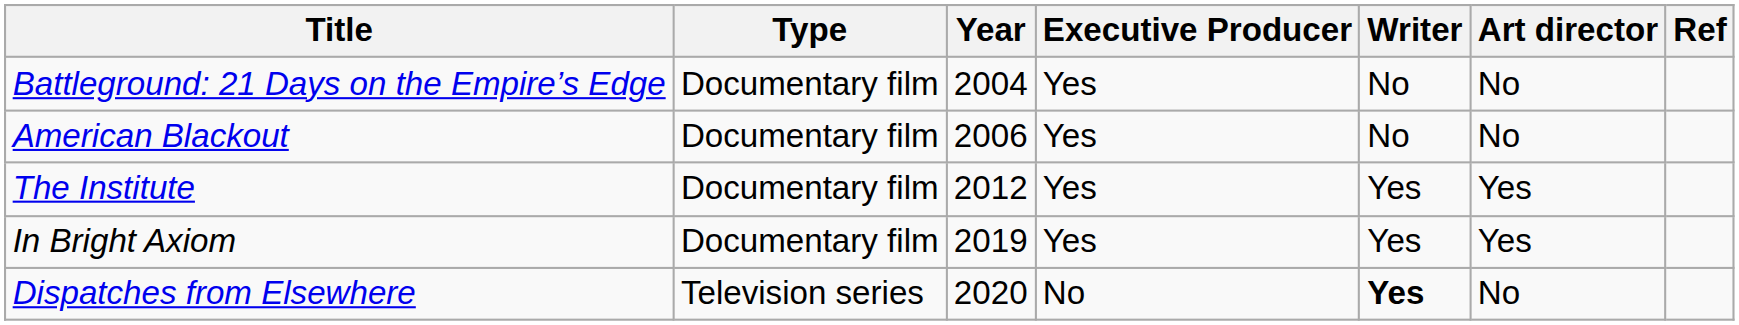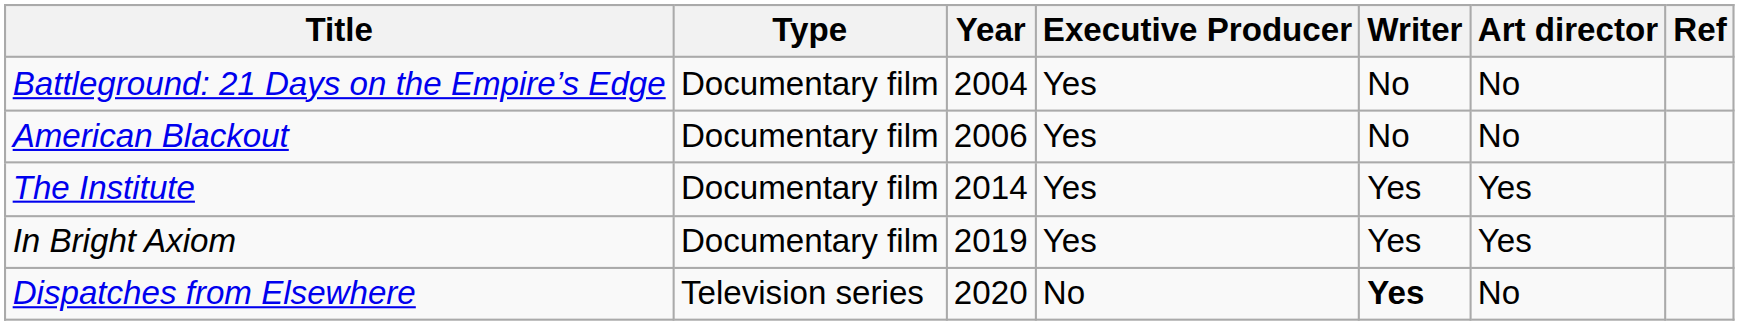(991, 188) 2012 -> (991, 188) 2014
